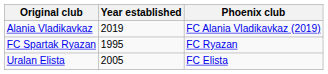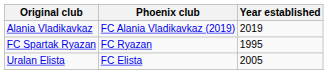columns swapped: (253, 12) <-> (141, 12)
